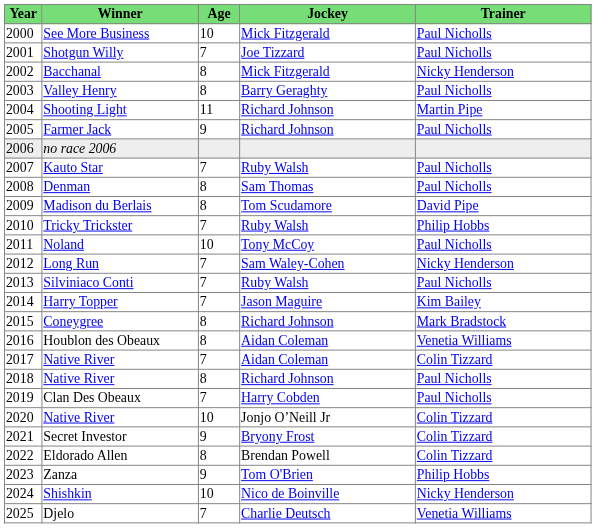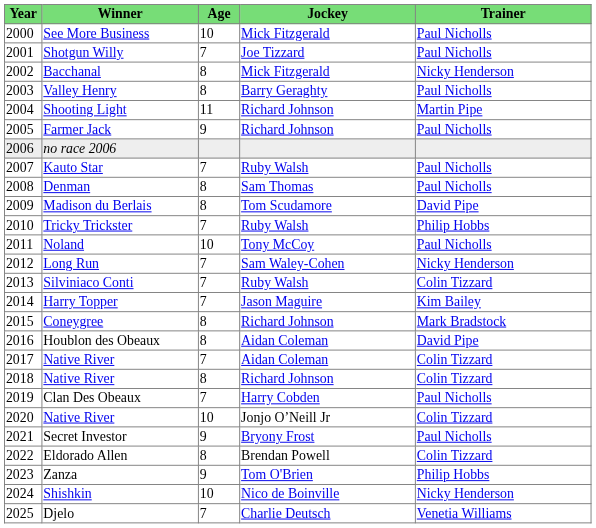(454, 282) Paul Nicholls -> (455, 282) Colin Tizzard
(464, 340) Venetia Williams -> (448, 340) David Pipe
(454, 378) Paul Nicholls -> (455, 378) Colin Tizzard
(455, 436) Colin Tizzard -> (454, 436) Paul Nicholls
